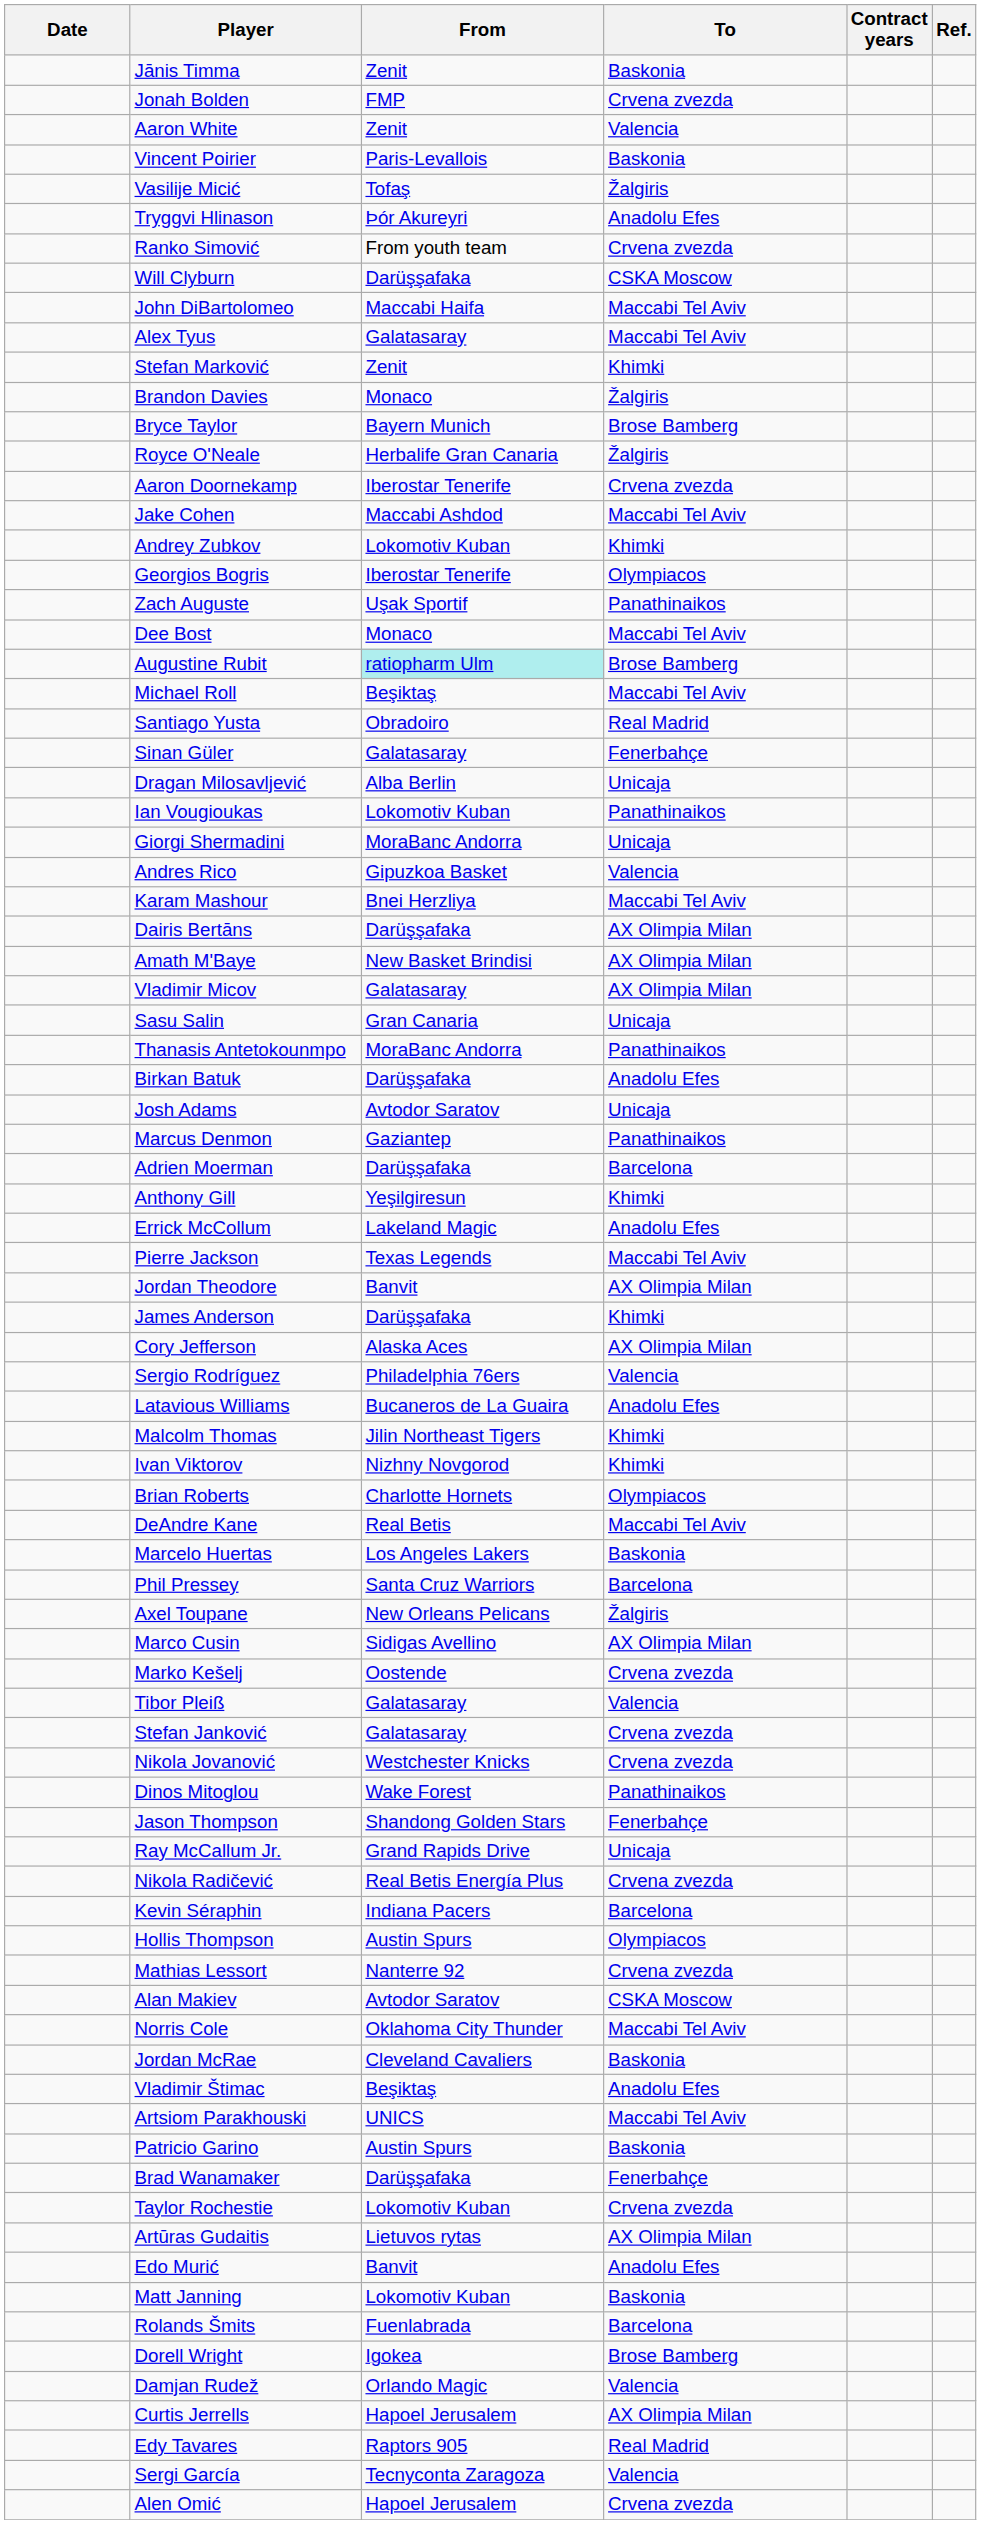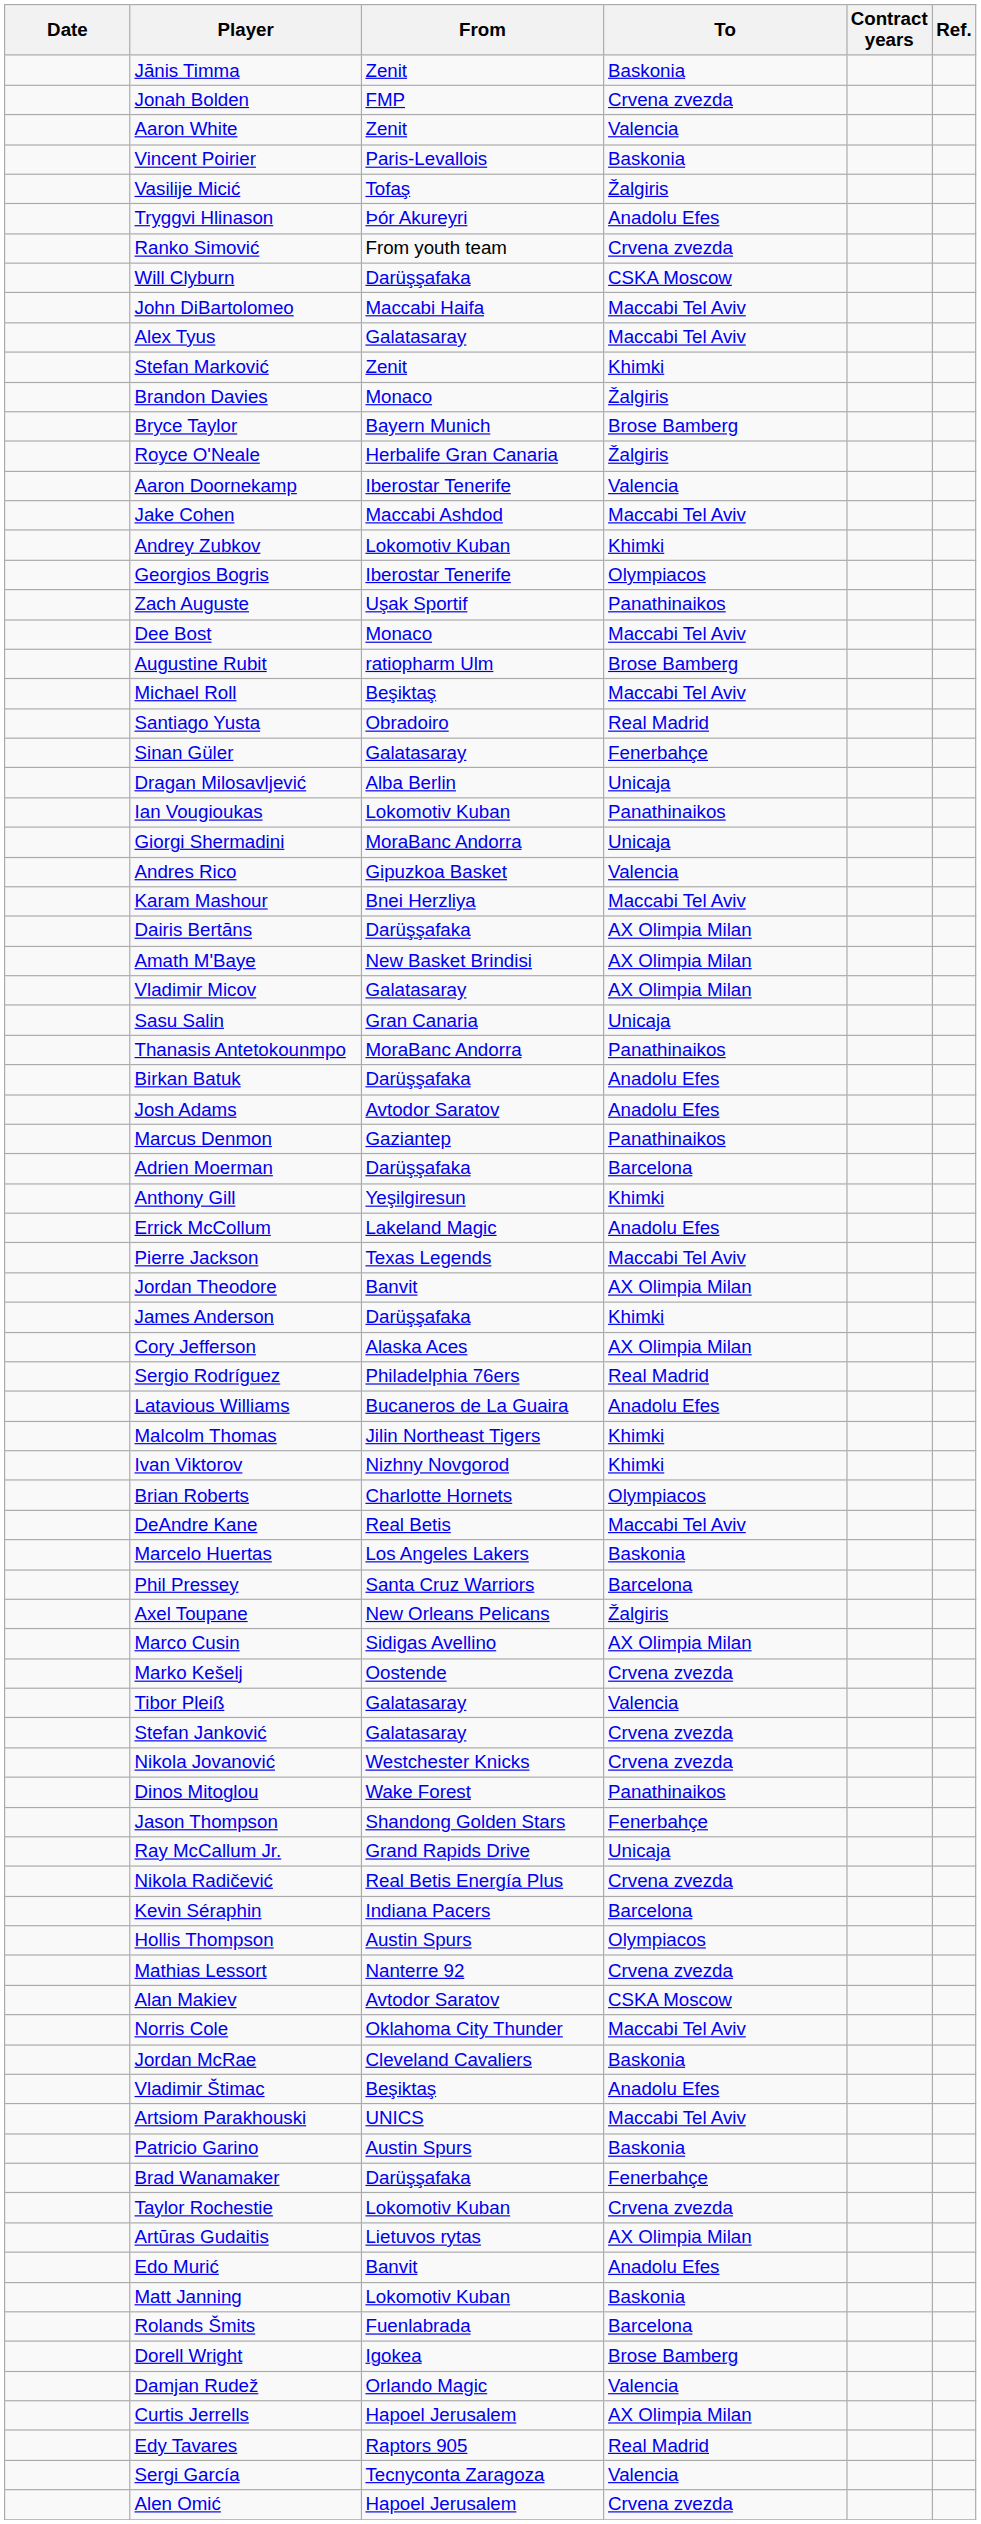(671, 485) Crvena zvezda -> (643, 485) Valencia
(429, 663) paleturquoise background -> (429, 663) no background
(639, 1109) Unicaja -> (664, 1109) Anadolu Efes
(643, 1376) Valencia -> (659, 1376) Real Madrid
